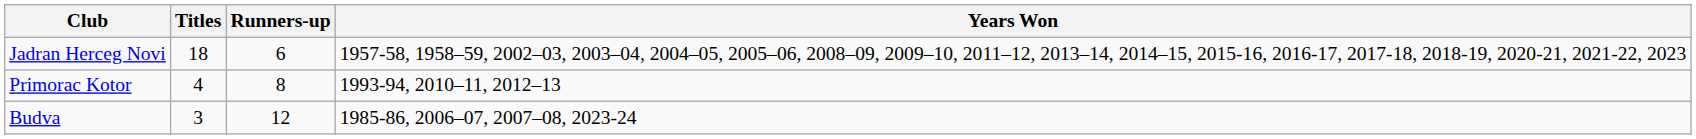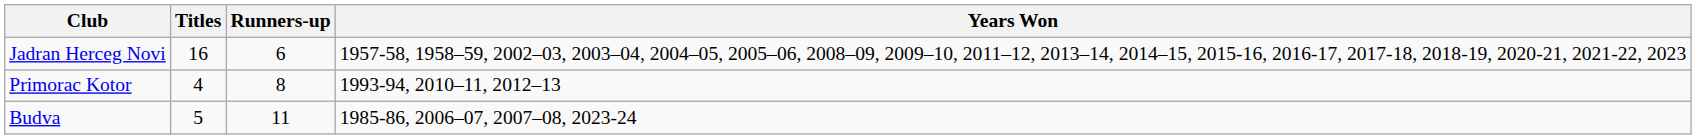(198, 53) 18 -> (198, 53) 16
(198, 117) 3 -> (198, 117) 5
(281, 117) 12 -> (281, 117) 11
